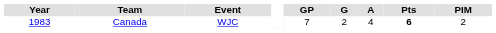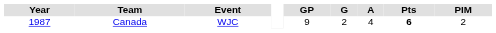(40, 22) 1983 -> (40, 22) 1987
(307, 22) 7 -> (307, 22) 9
